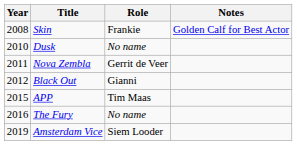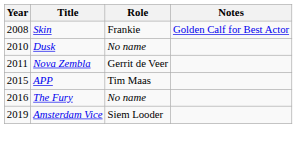- row: (55, 81)
